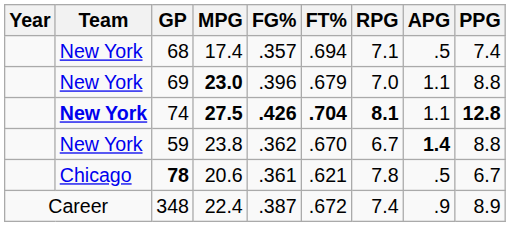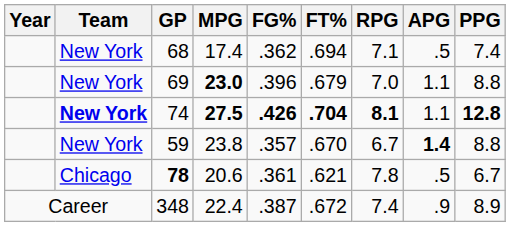(277, 51) .357 -> (277, 51) .362
(277, 145) .362 -> (277, 145) .357
